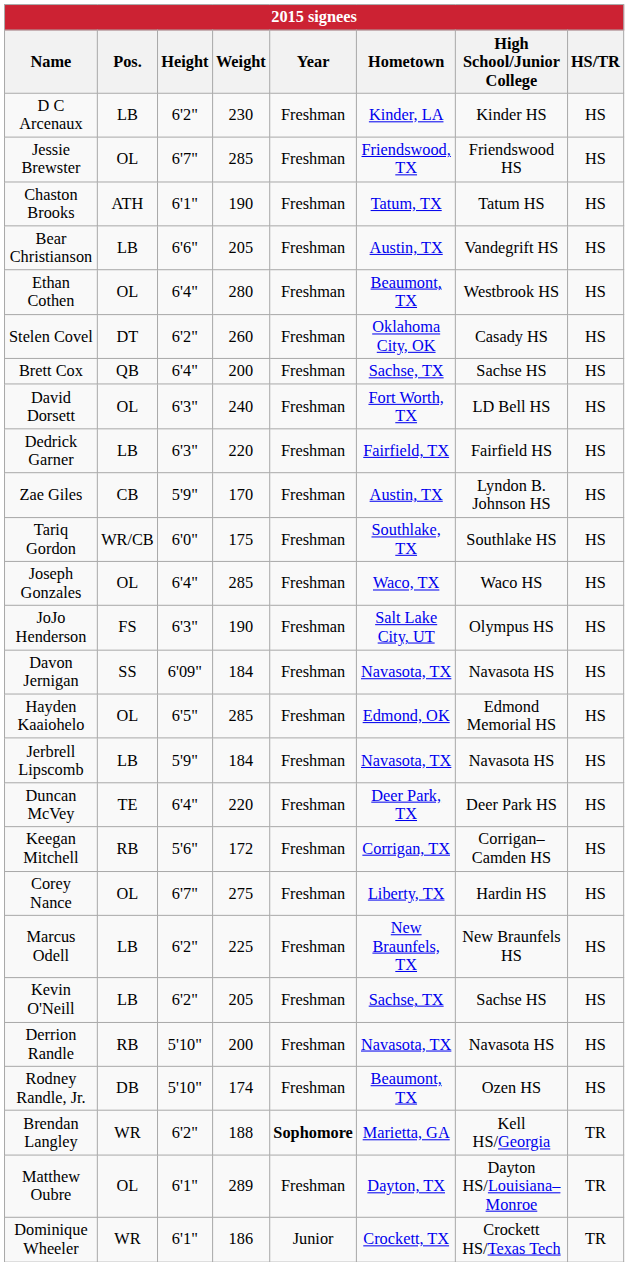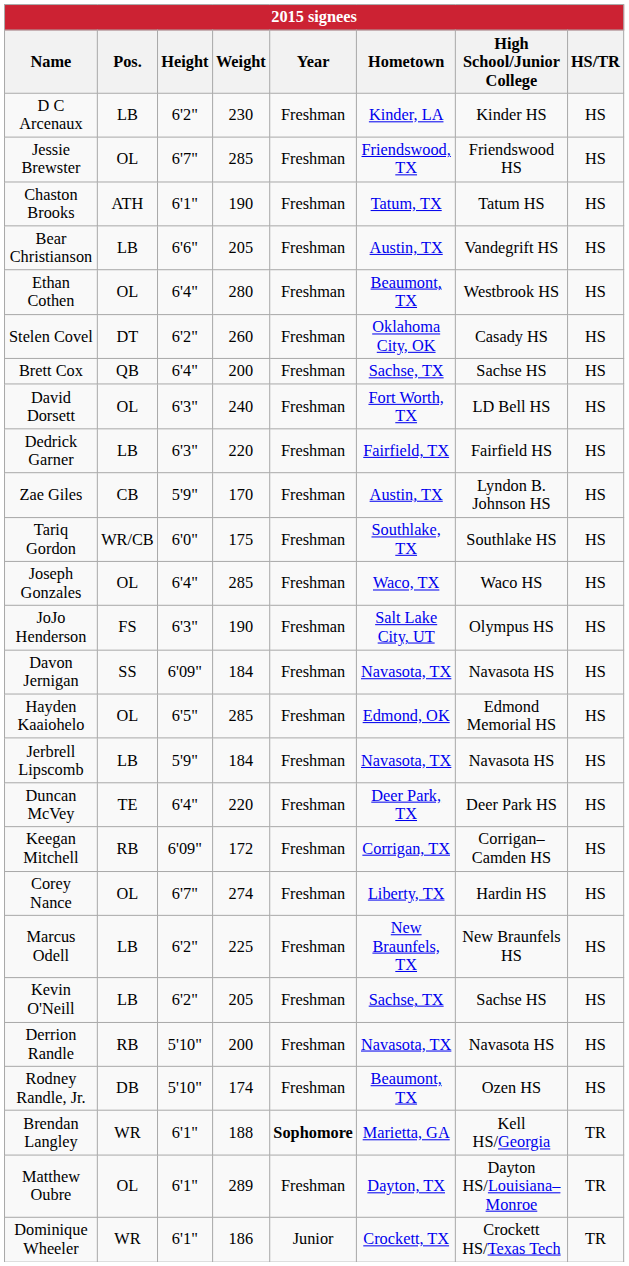(185, 848) 5'6" -> (185, 848) 6'09"
(241, 893) 275 -> (241, 893) 274
(185, 1132) 6'2" -> (185, 1132) 6'1"
